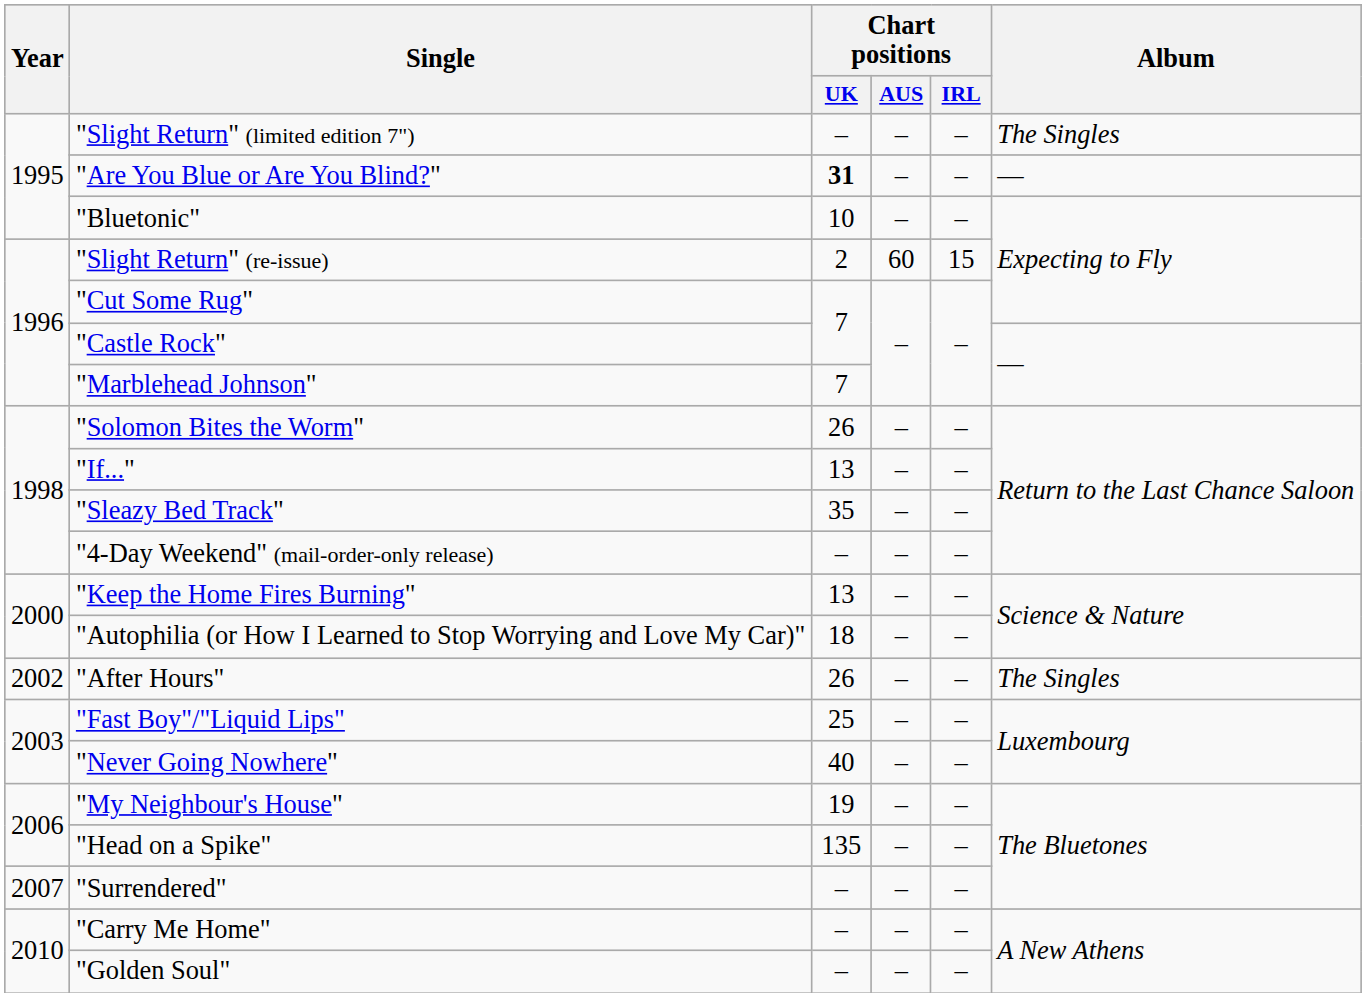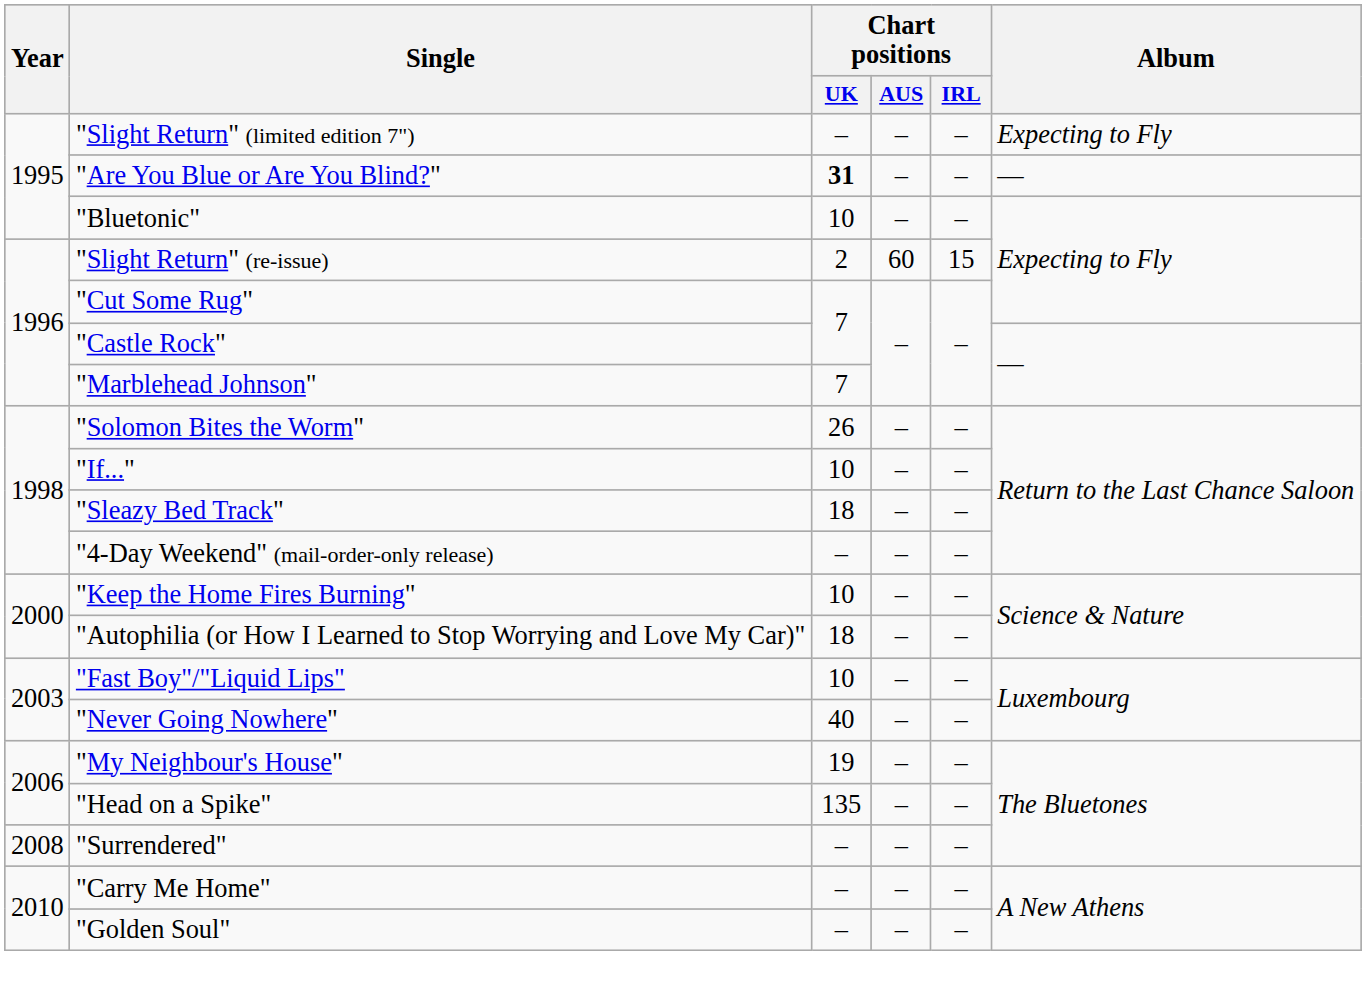(1058, 133) The Singles -> (1084, 133) Expecting to Fly
(841, 468) 13 -> (841, 468) 10
(841, 510) 35 -> (841, 510) 18
(841, 594) 13 -> (841, 594) 10
- row: (150, 678)
(841, 719) 25 -> (841, 678) 10
(37, 887) 2007 -> (37, 845) 2008
